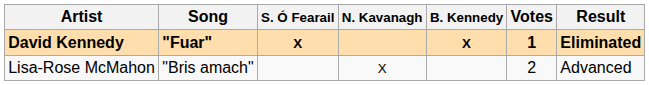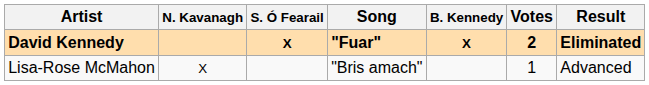columns swapped: (208, 17) <-> (382, 18)
(532, 42) 1 -> (532, 42) 2
(532, 67) 2 -> (532, 67) 1
